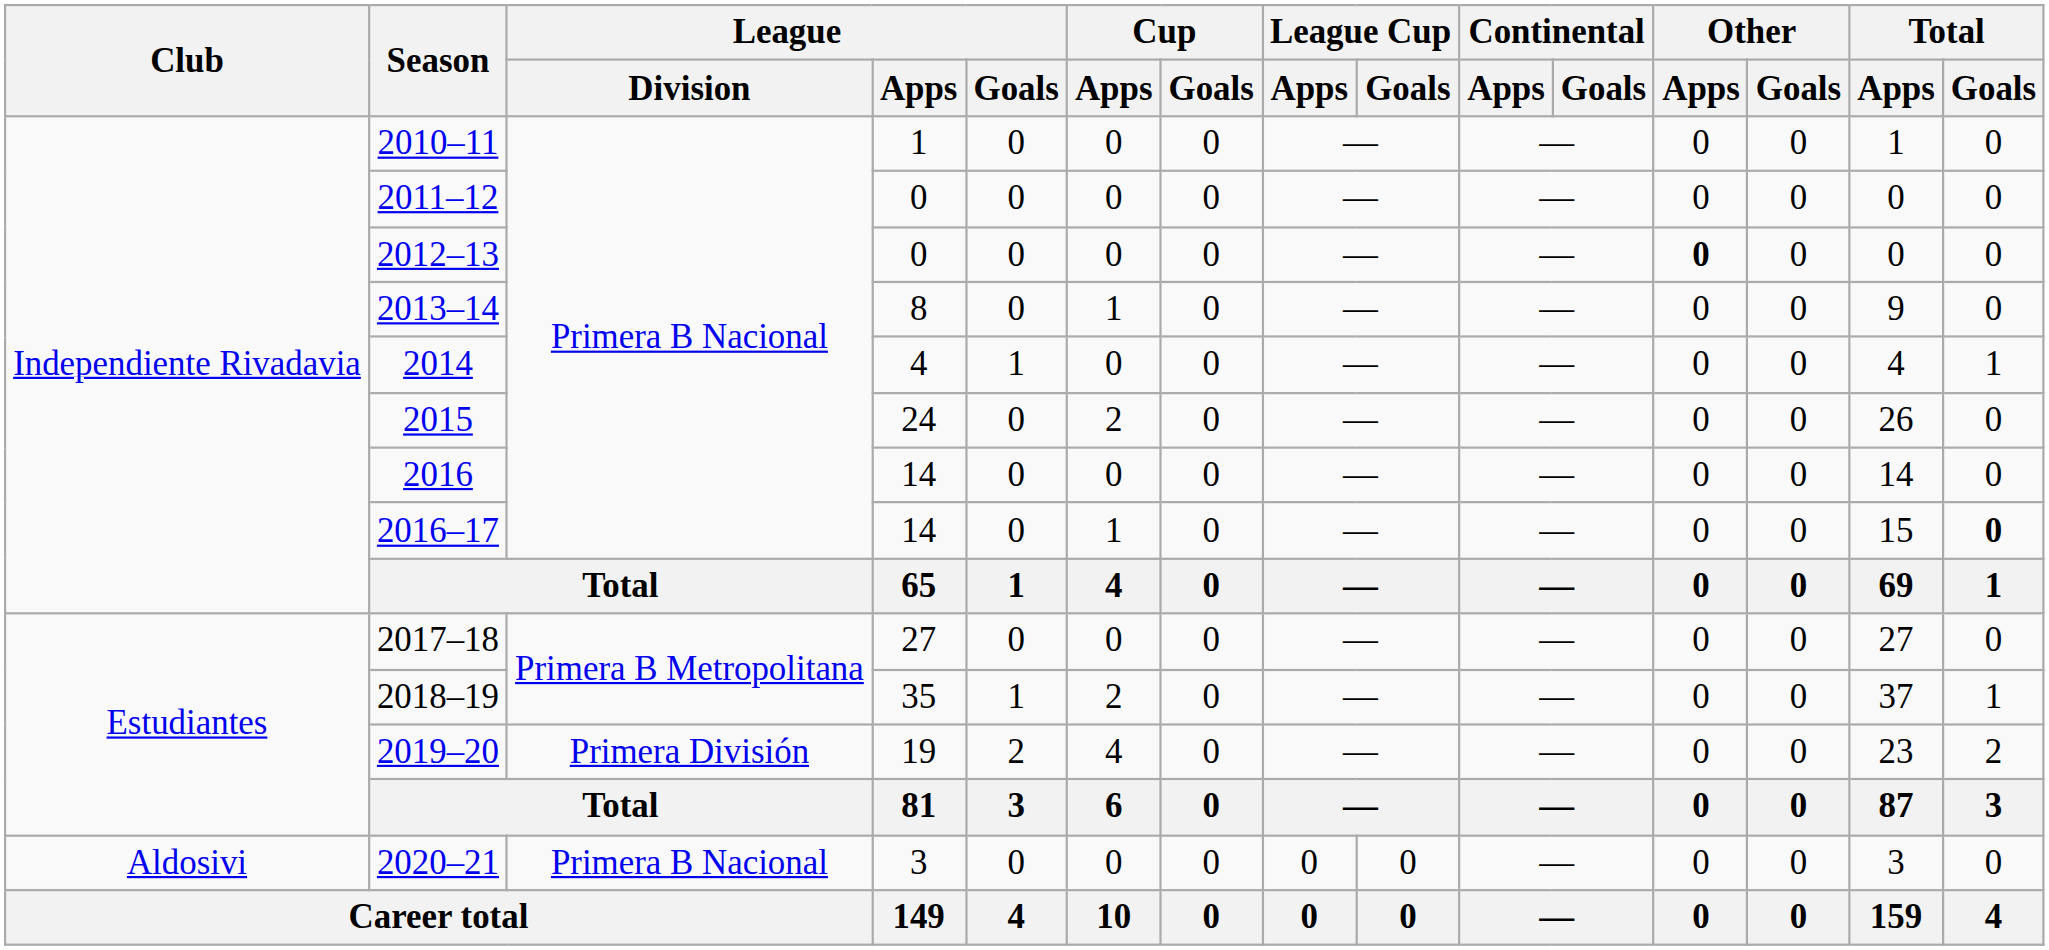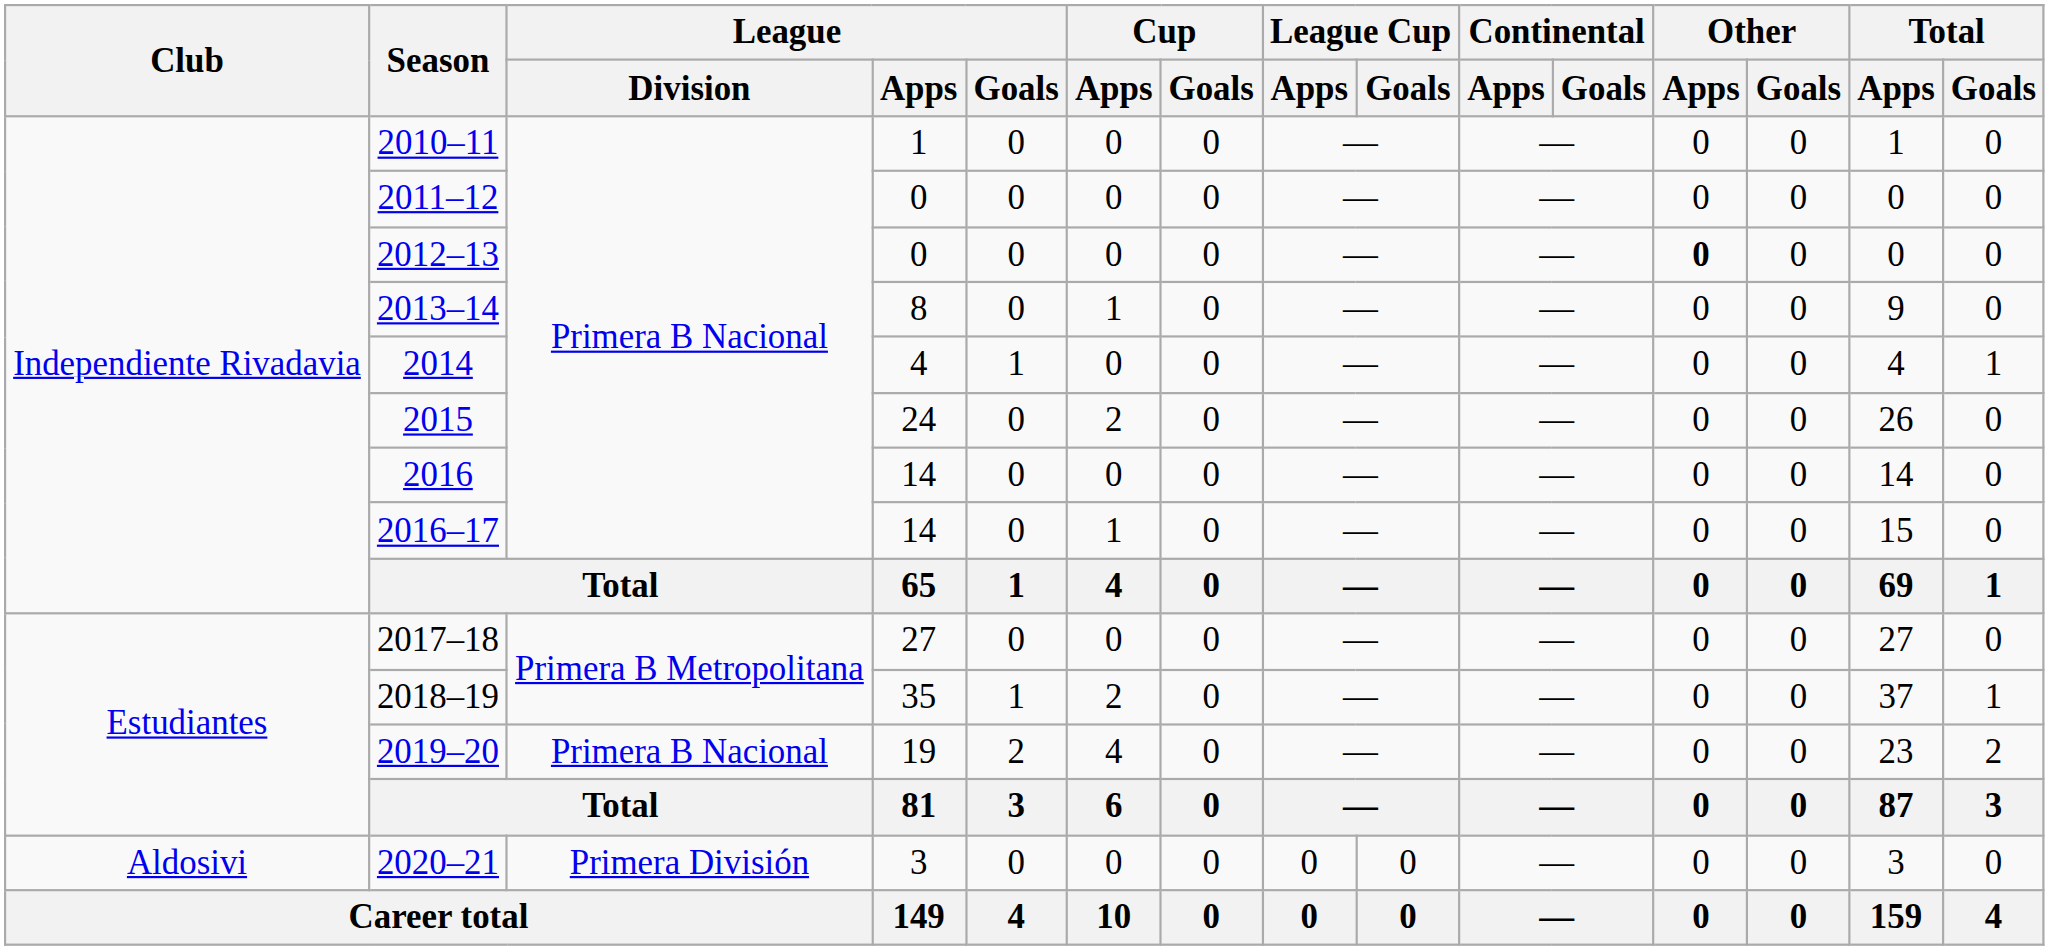(1993, 530) bold -> (1993, 530) normal
(689, 751) Primera División -> (689, 751) Primera B Nacional
(689, 861) Primera B Nacional -> (689, 861) Primera División
